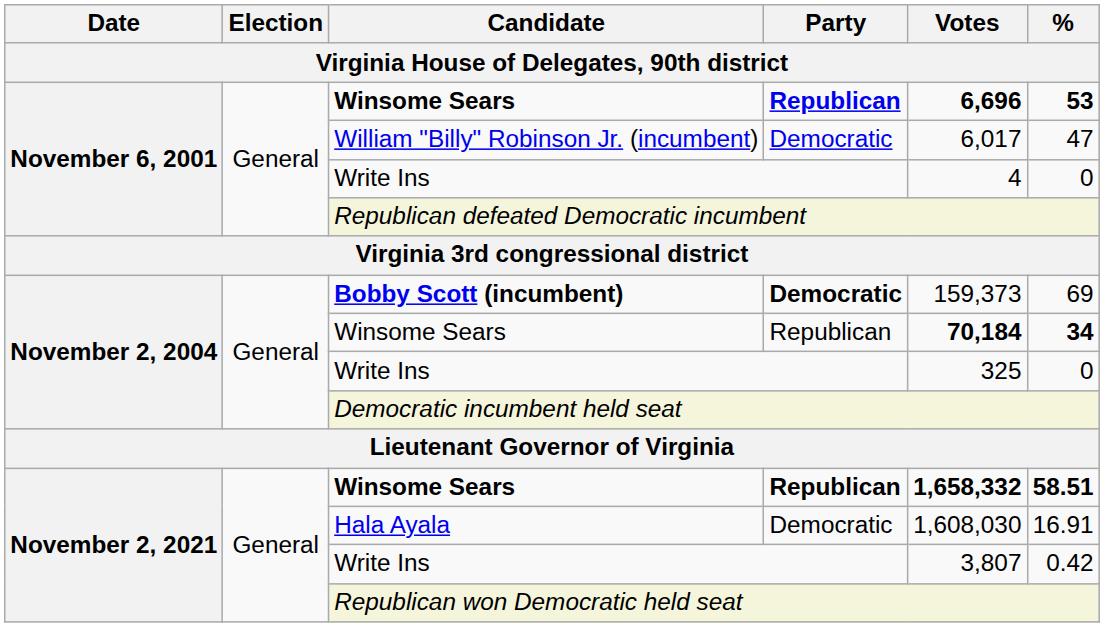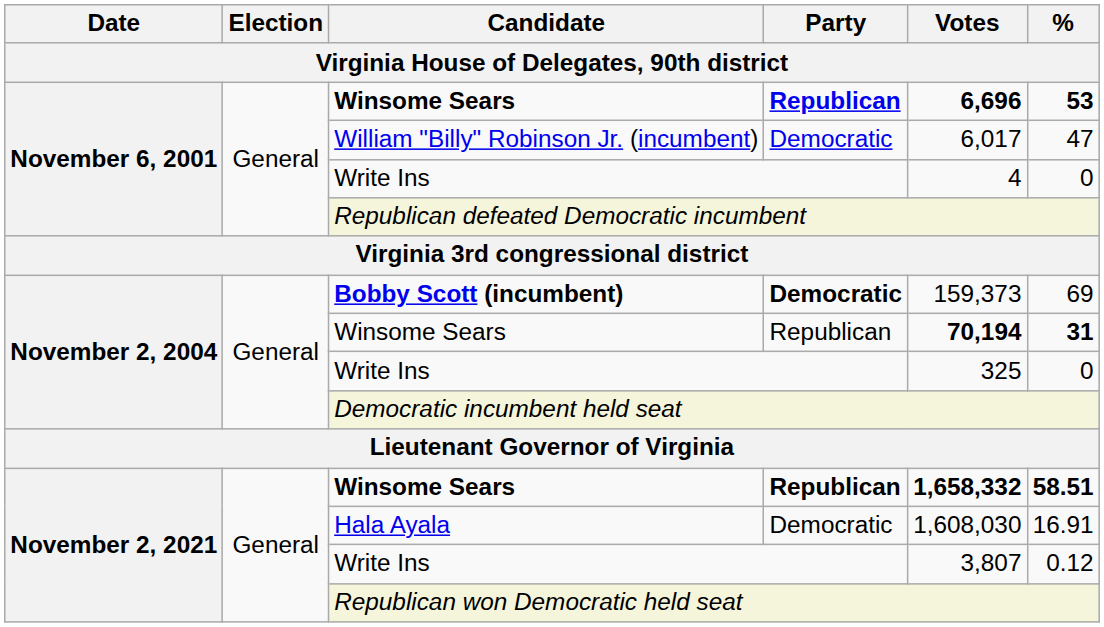(984, 332) 70,184 -> (984, 332) 70,194
(1080, 332) 34 -> (1080, 332) 31
(1070, 563) 0.42 -> (1070, 563) 0.12
